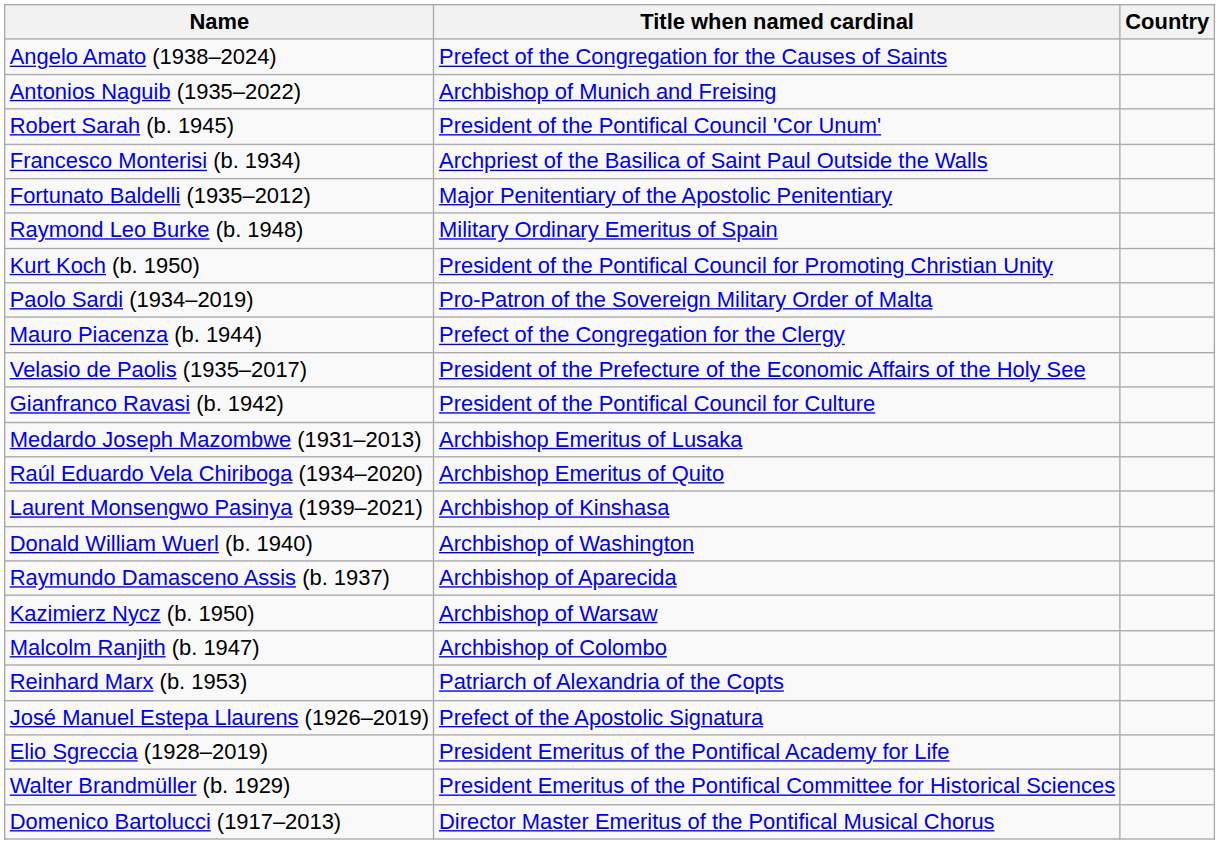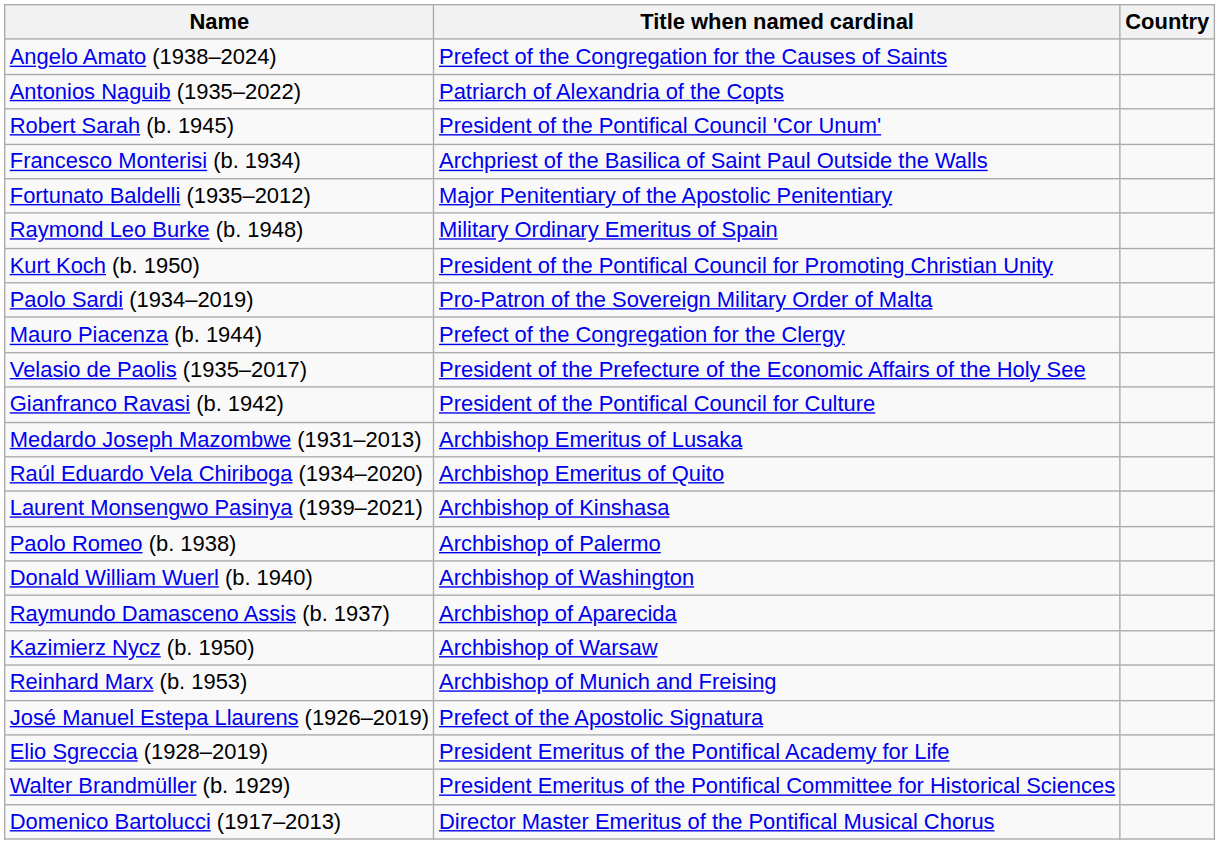(608, 91) Archbishop of Munich and Freising -> (611, 91) Patriarch of Alexandria of the Copts
+ row: (123, 543)
- row: (135, 647)
(611, 682) Patriarch of Alexandria of the Copts -> (608, 682) Archbishop of Munich and Freising
